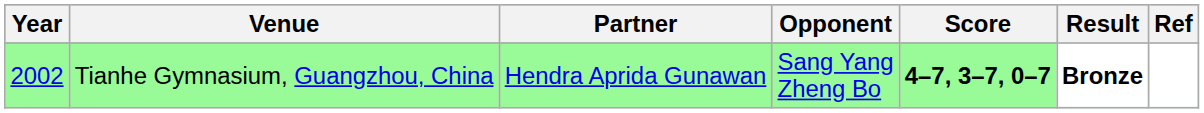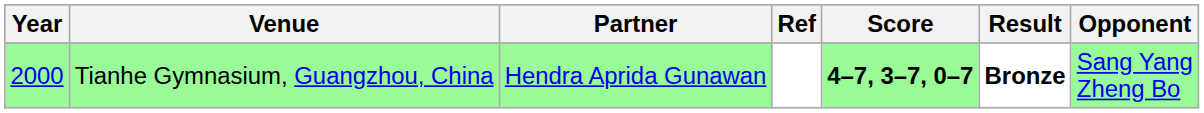columns swapped: (836, 24) <-> (1174, 24)
(37, 75) 2002 -> (37, 75) 2000
